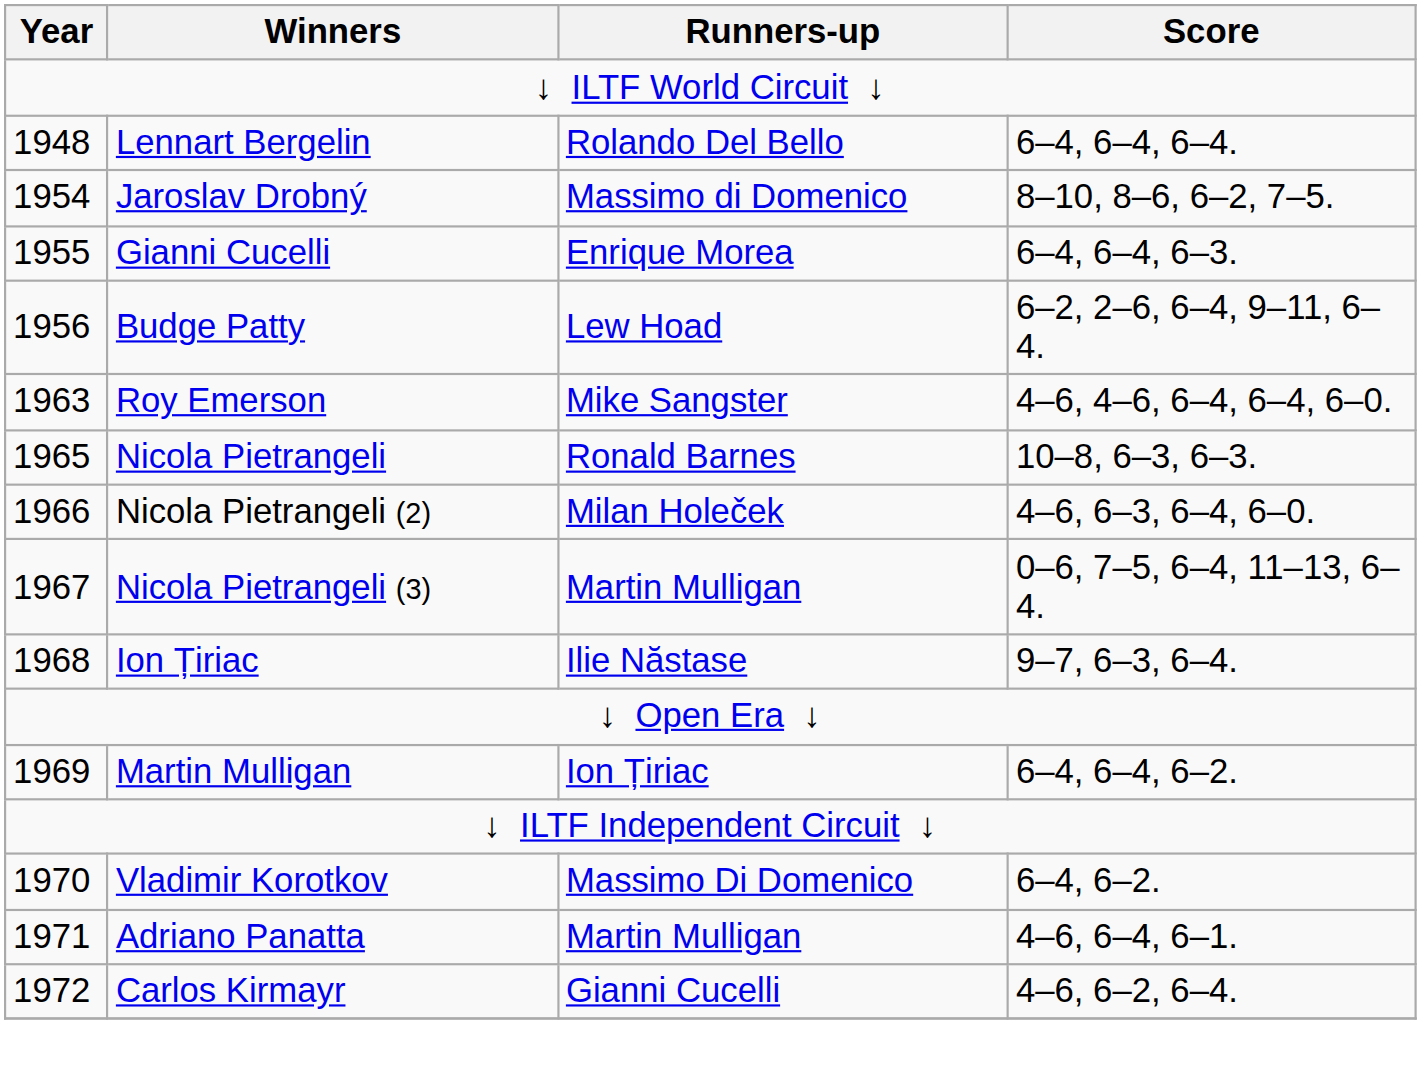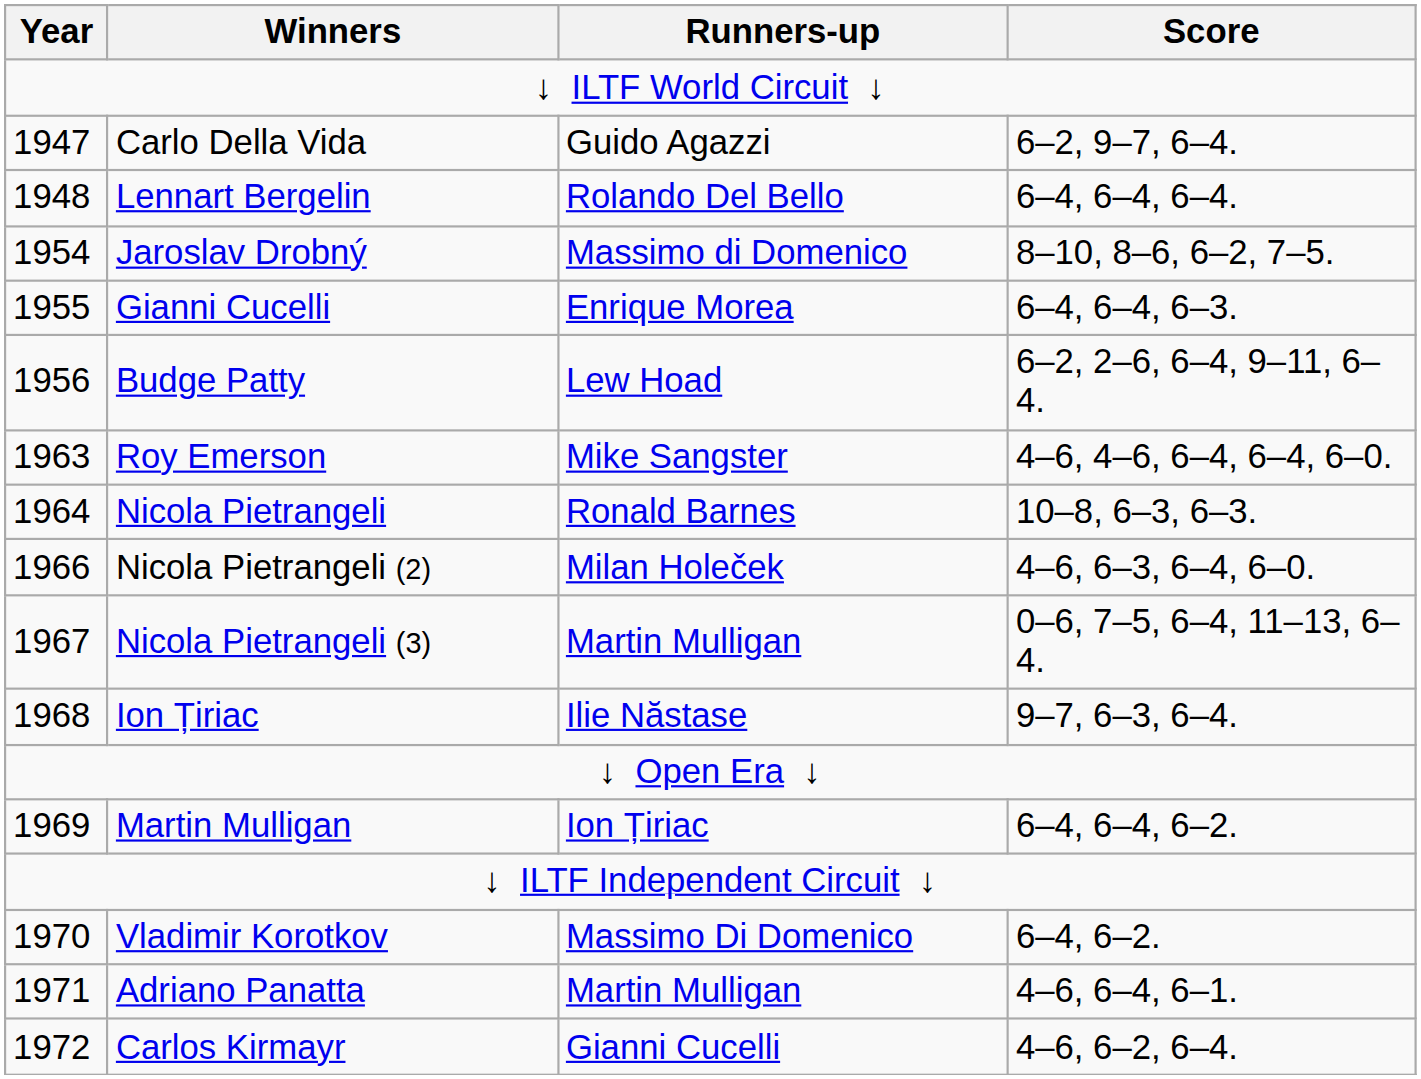+ row: (241, 142)
(52, 456) 1965 -> (52, 511) 1964
